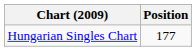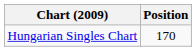(166, 35) 177 -> (166, 35) 170
